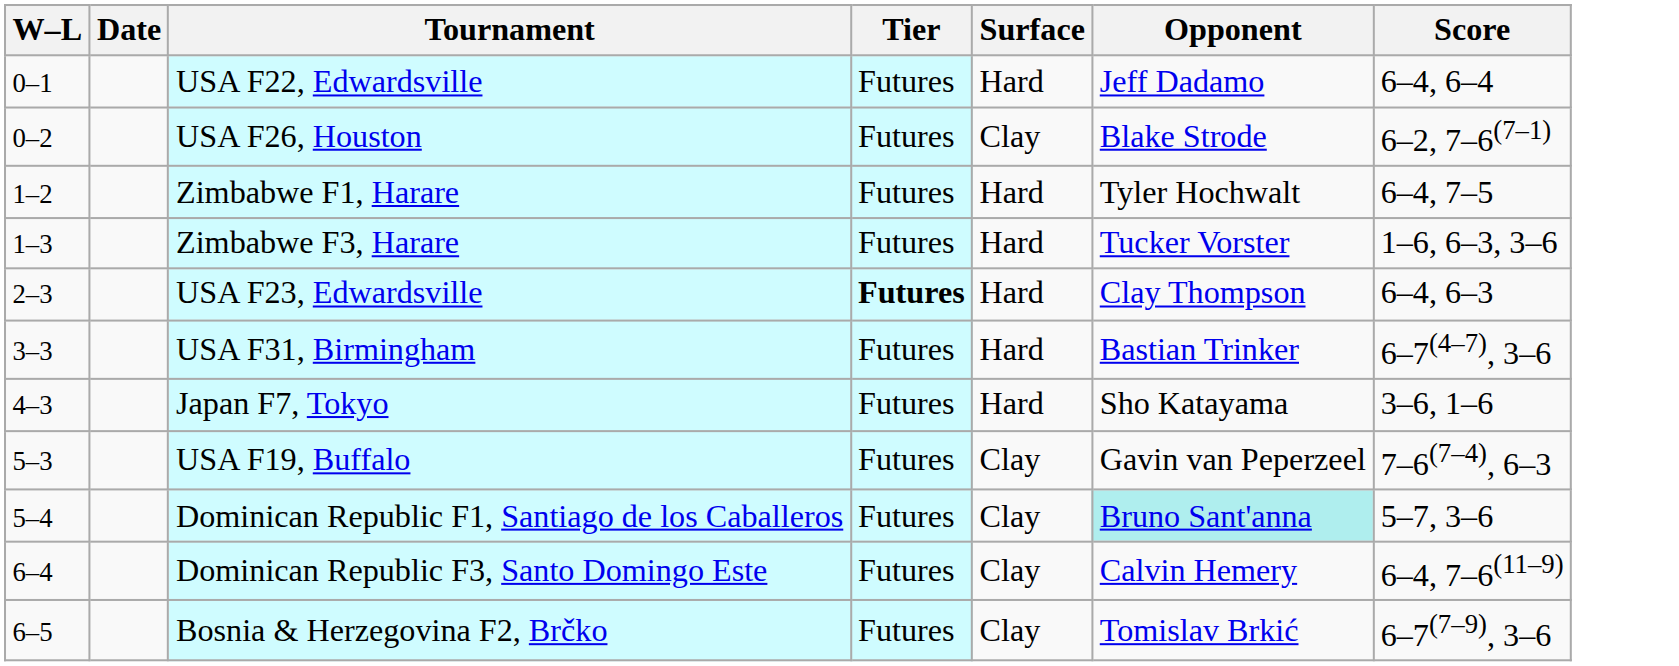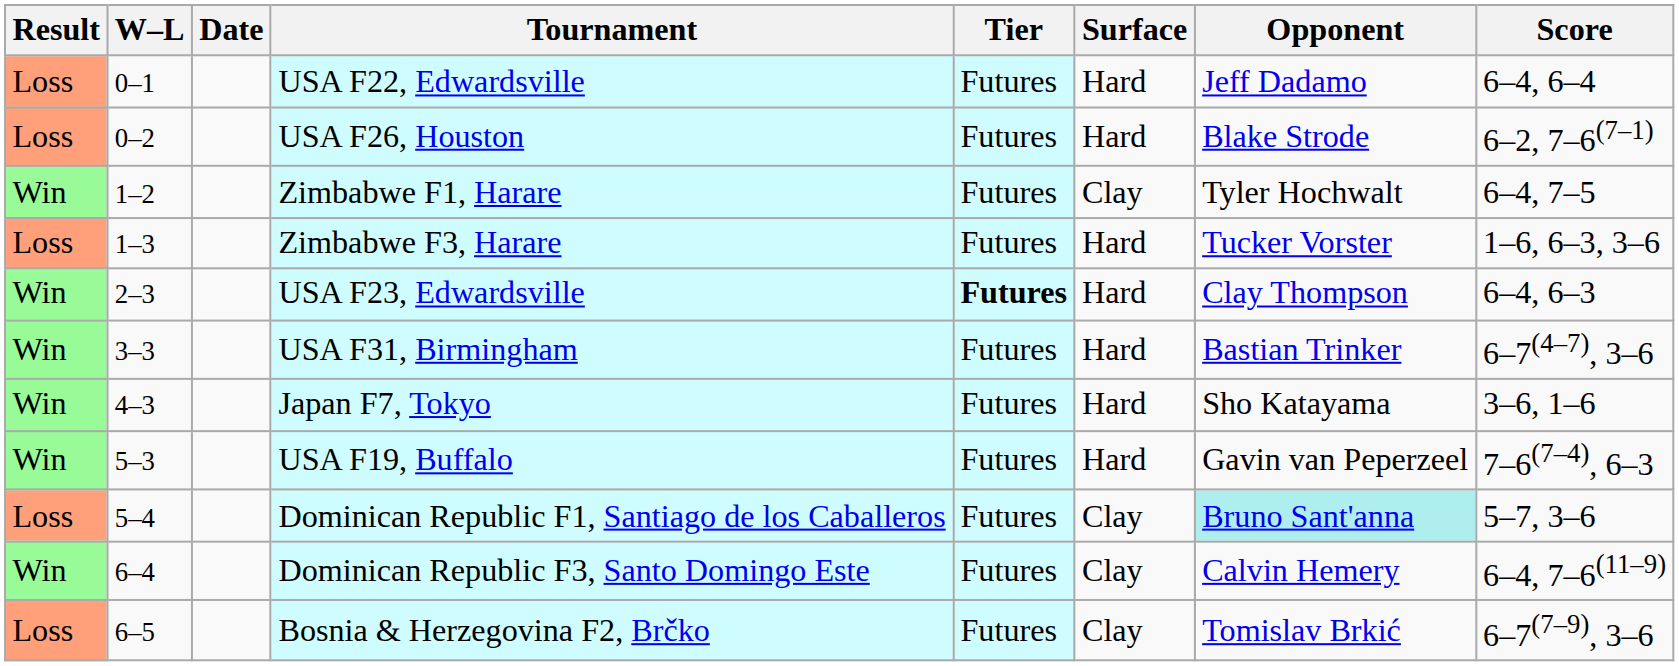+ column: (56, 30)
(1010, 136) Clay -> (1114, 136) Hard
(1012, 191) Hard -> (1112, 191) Clay
(1010, 459) Clay -> (1114, 459) Hard
